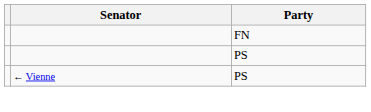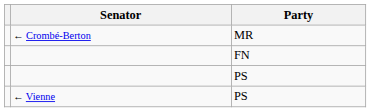+ row: (52, 36)
